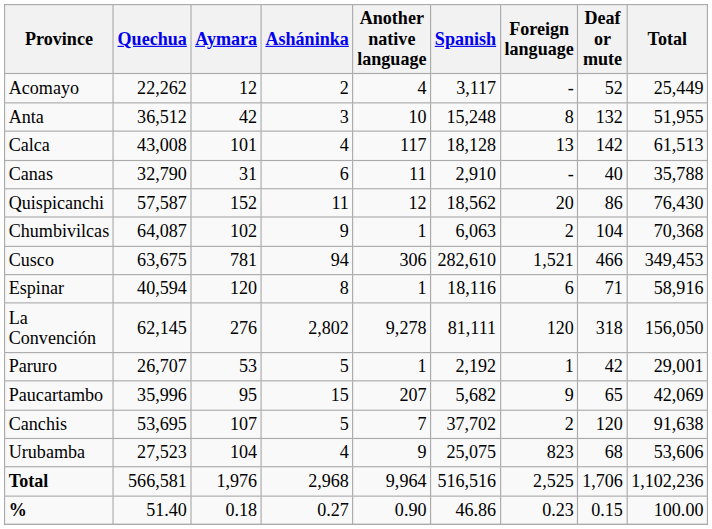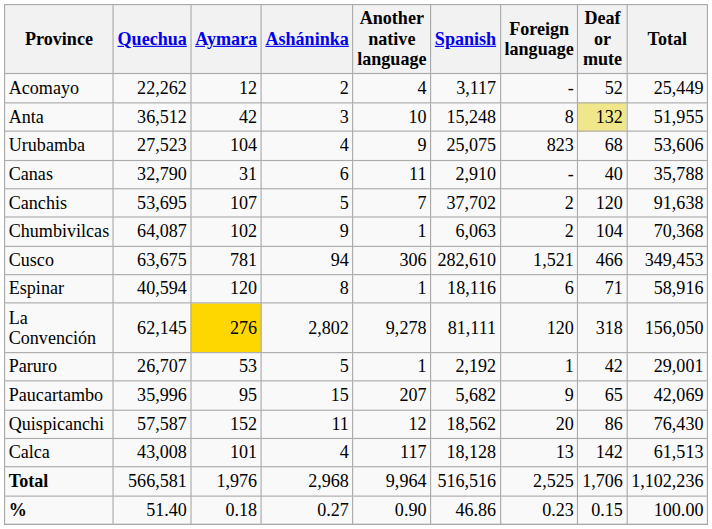(609, 116) no background -> (609, 116) khaki background
rows swapped: (29, 145) <-> (47, 452)
rows swapped: (38, 423) <-> (56, 202)
(244, 327) no background -> (244, 327) gold background
